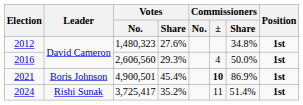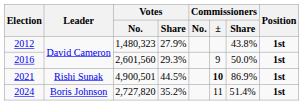(173, 44) 27.6% -> (173, 44) 27.9%
(244, 44) 34.8% -> (244, 44) 43.8%
(135, 60) 2,606,560 -> (135, 60) 2,601,560
(218, 60) 4 -> (218, 60) 9
(79, 76) Boris Johnson -> (79, 76) Rishi Sunak
(173, 76) 45.4% -> (173, 76) 44.5%
(79, 92) Rishi Sunak -> (79, 92) Boris Johnson
(135, 92) 3,725,417 -> (135, 92) 2,727,820
